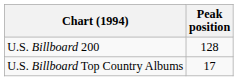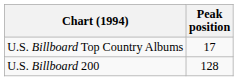rows swapped: (95, 66) <-> (53, 47)
